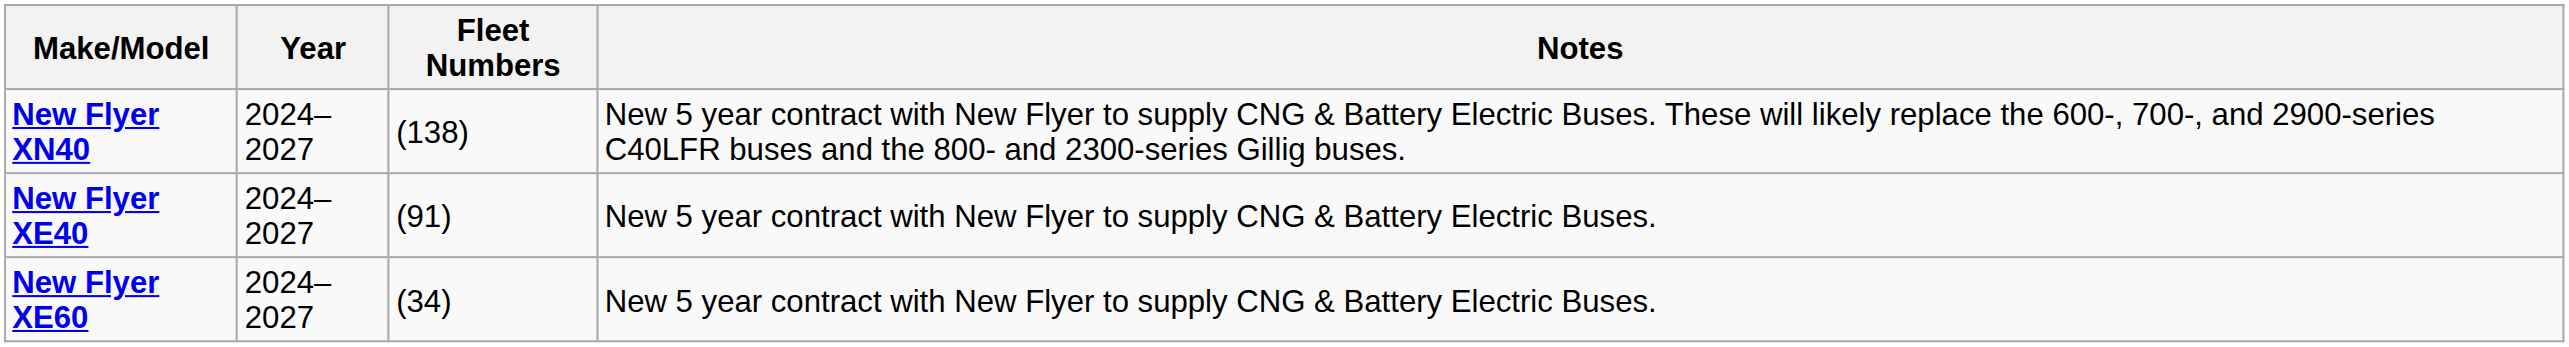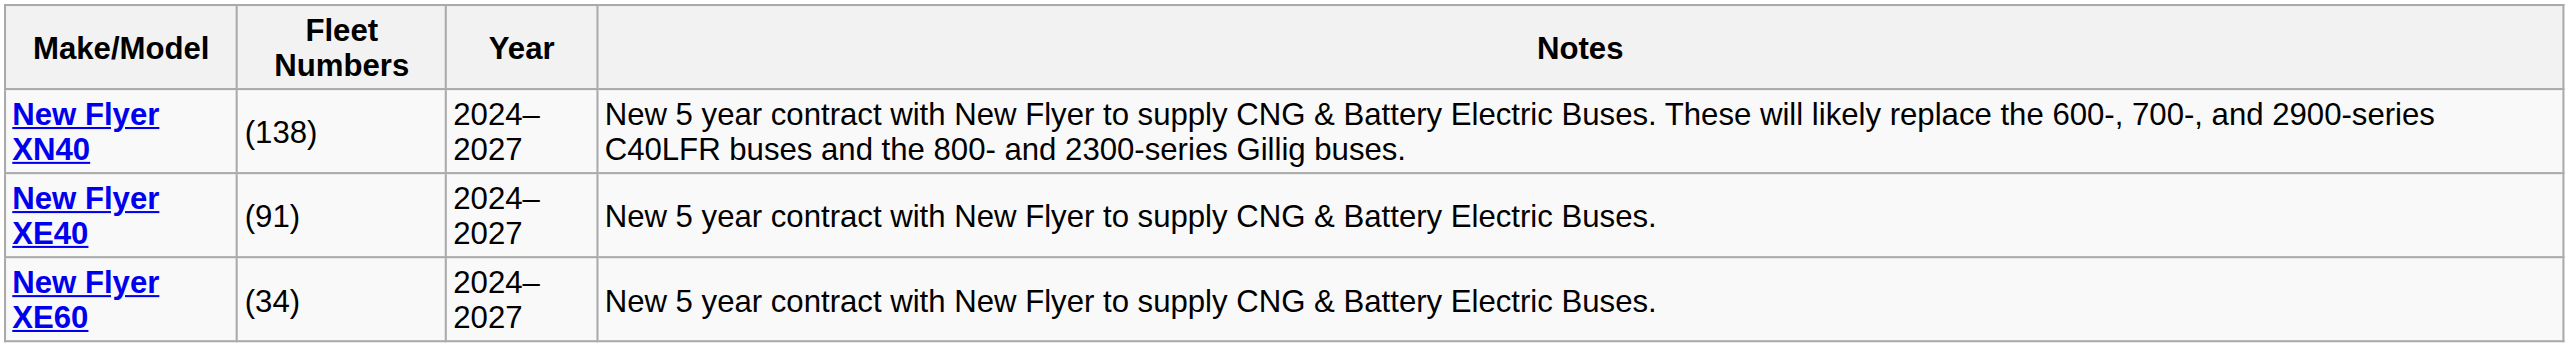columns swapped: (493, 47) <-> (313, 47)
